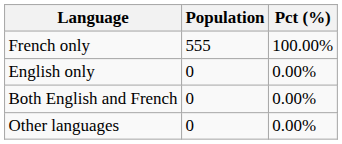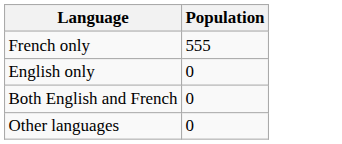- column: (303, 17)
